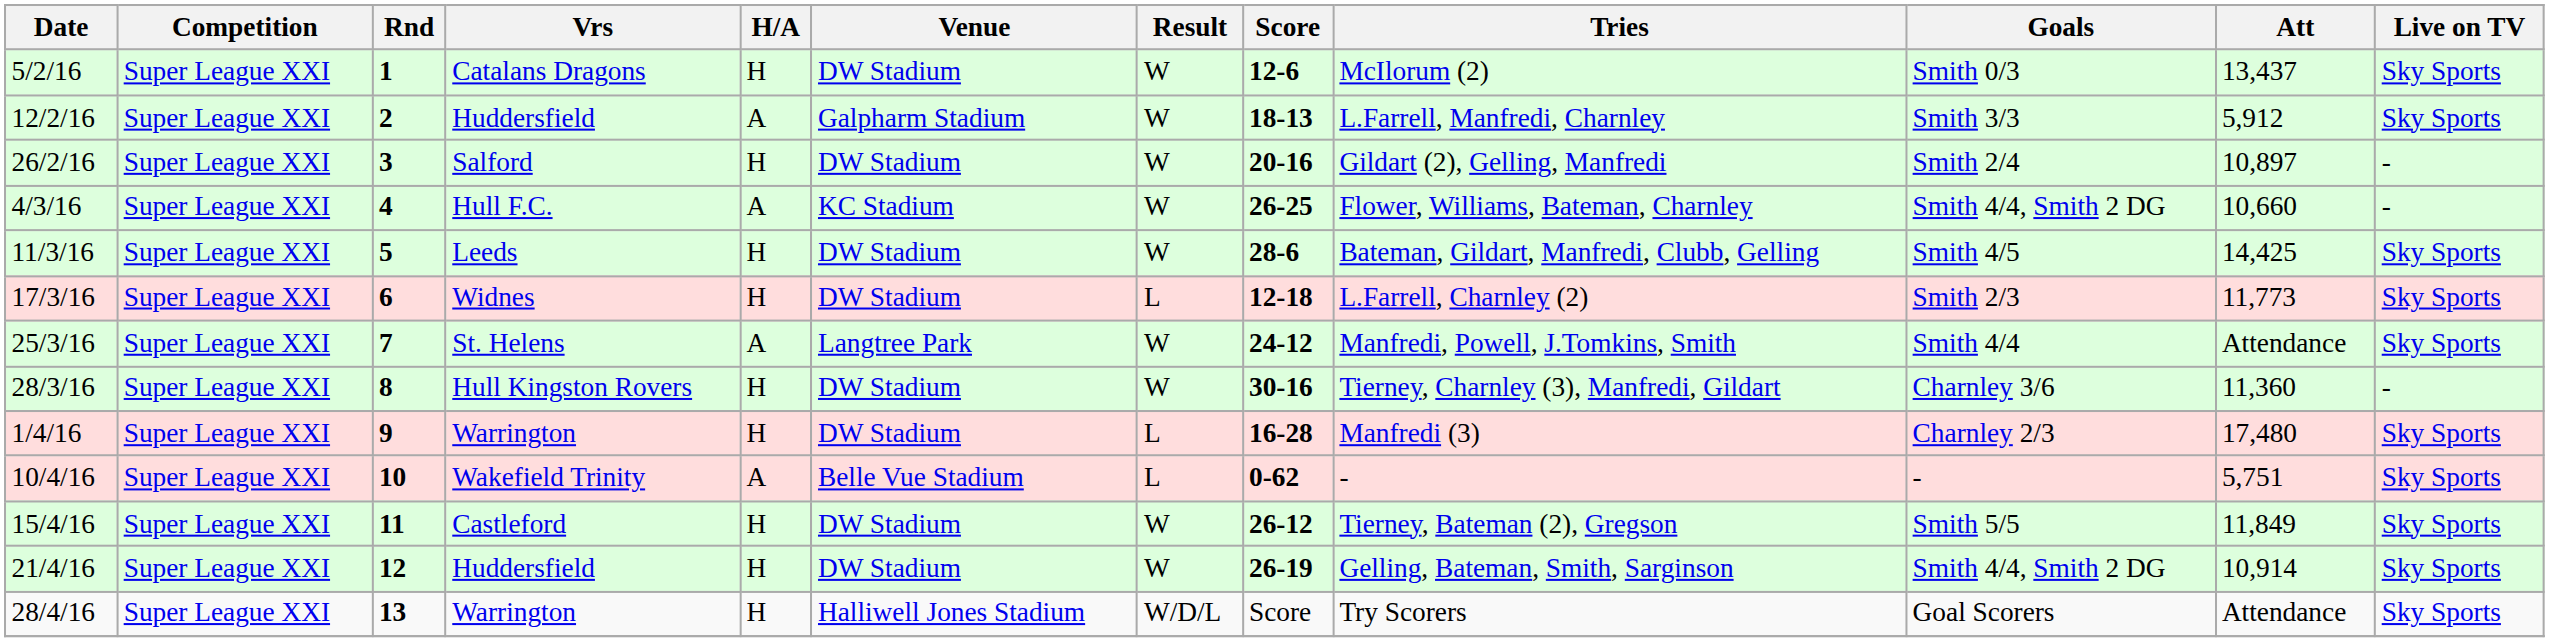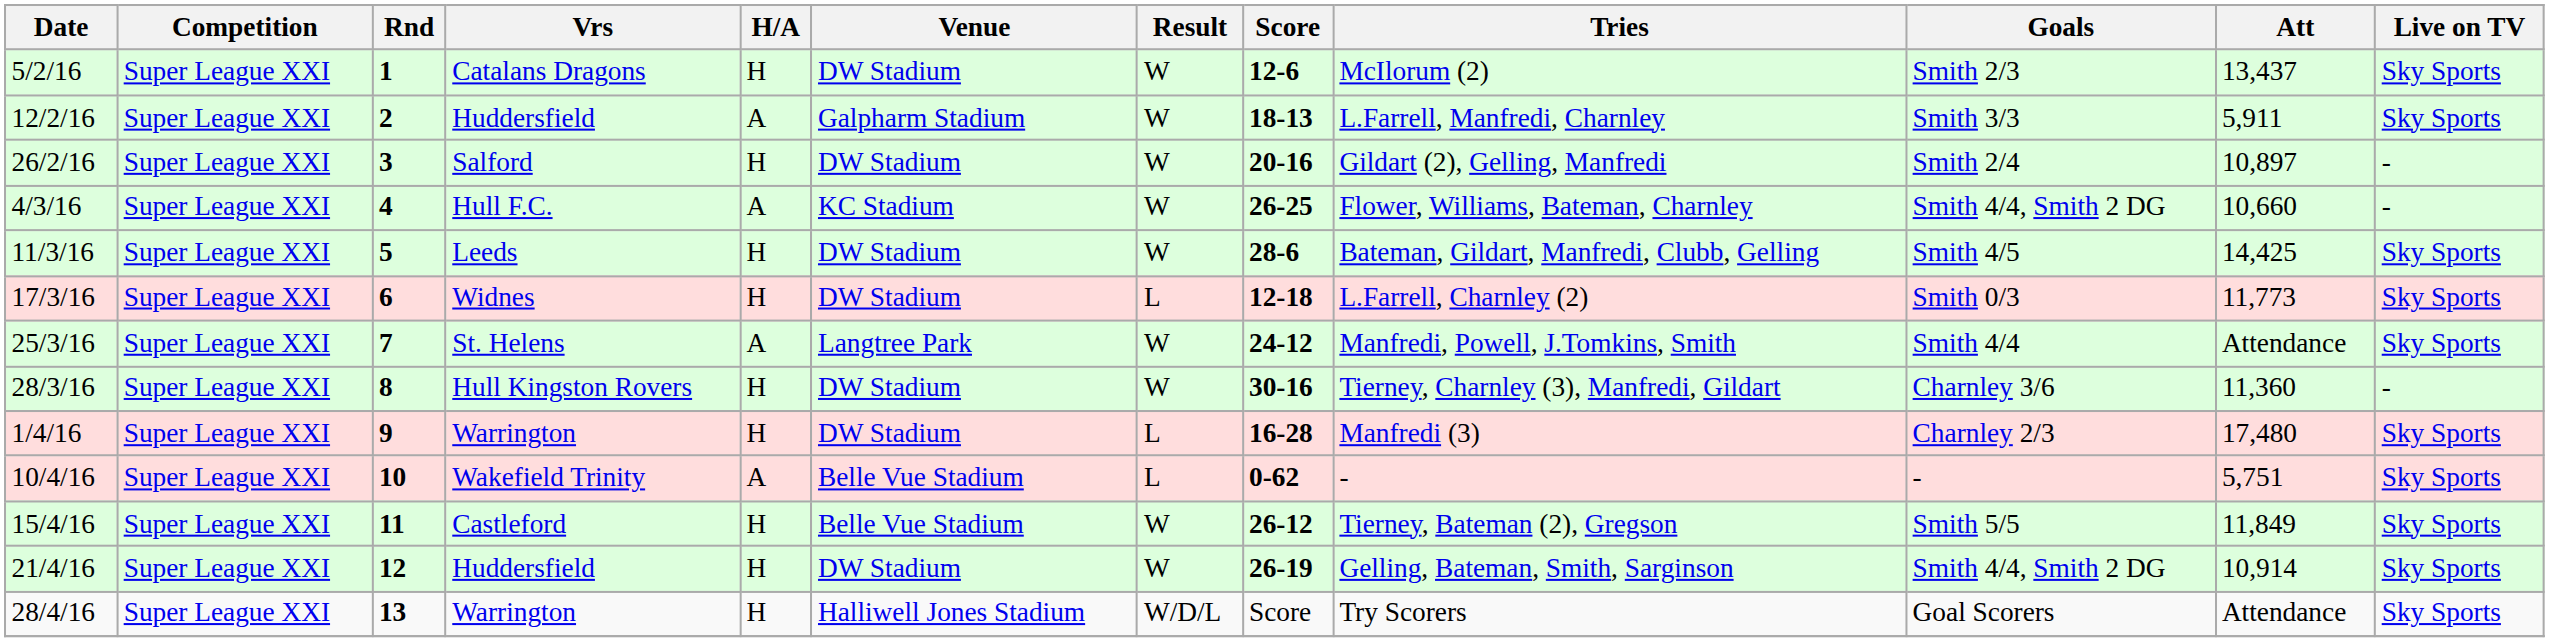(1966, 71) Smith 0/3 -> (1966, 71) Smith 2/3
(2253, 116) 5,912 -> (2252, 116) 5,911
(1966, 297) Smith 2/3 -> (1966, 297) Smith 0/3
(889, 522) DW Stadium -> (921, 522) Belle Vue Stadium
